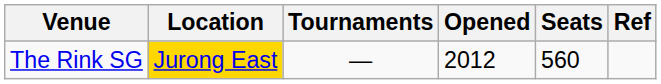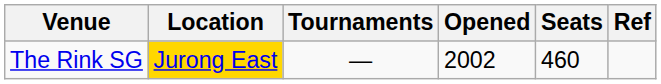(470, 59) 2012 -> (470, 59) 2002
(560, 59) 560 -> (560, 59) 460
